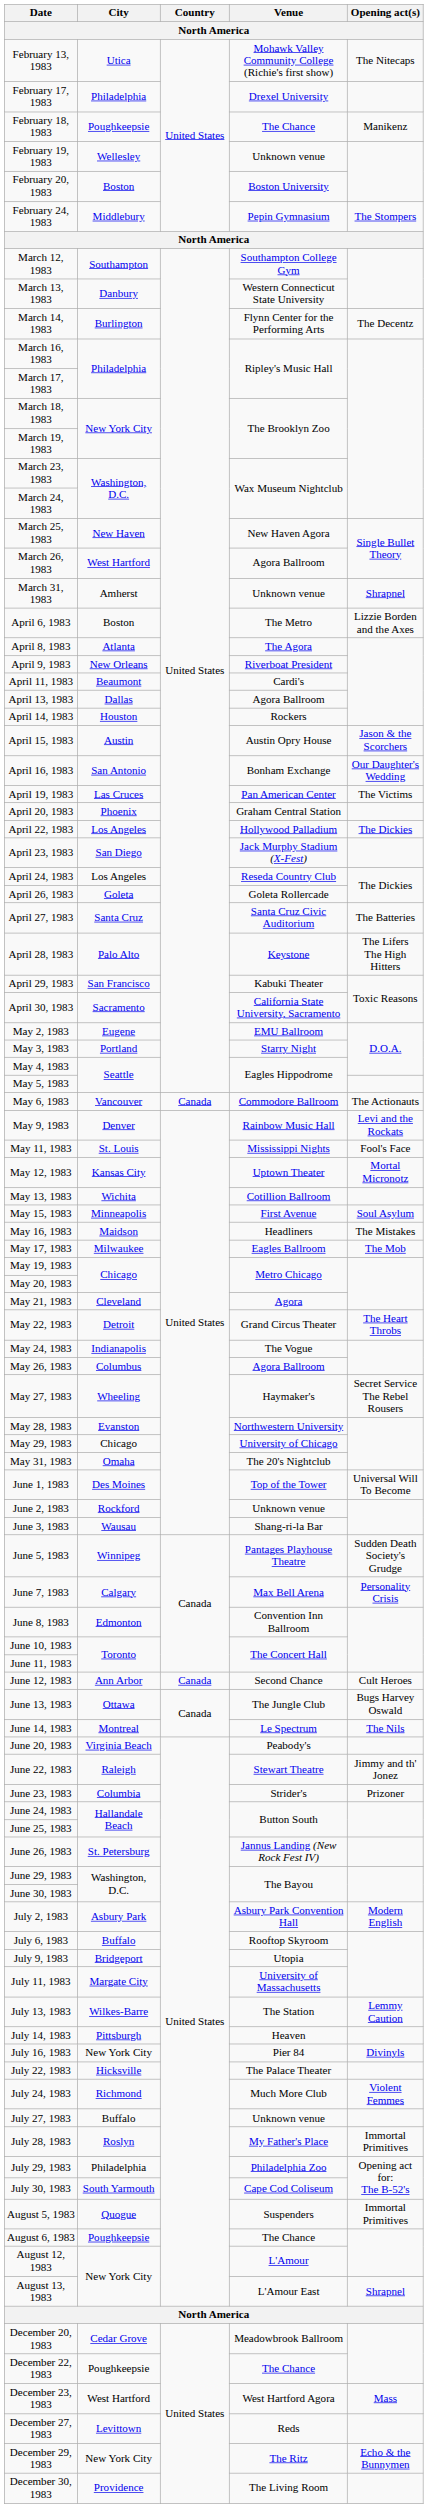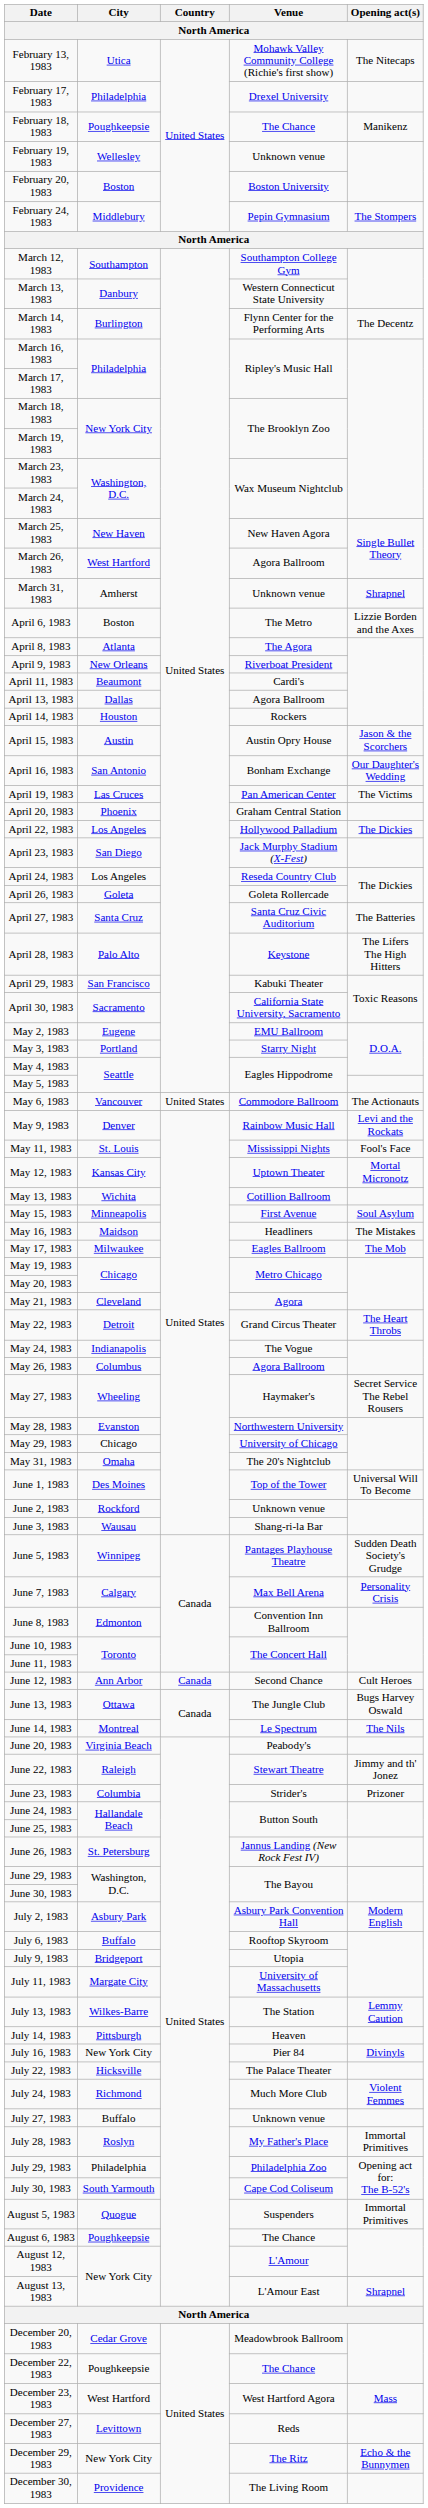(195, 1101) Canada -> (195, 1101) United States
